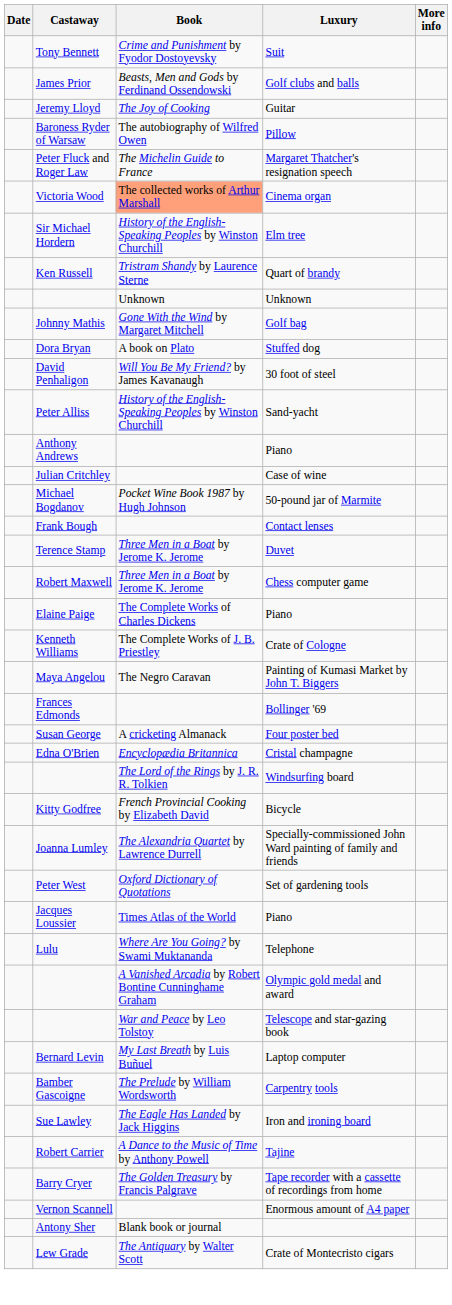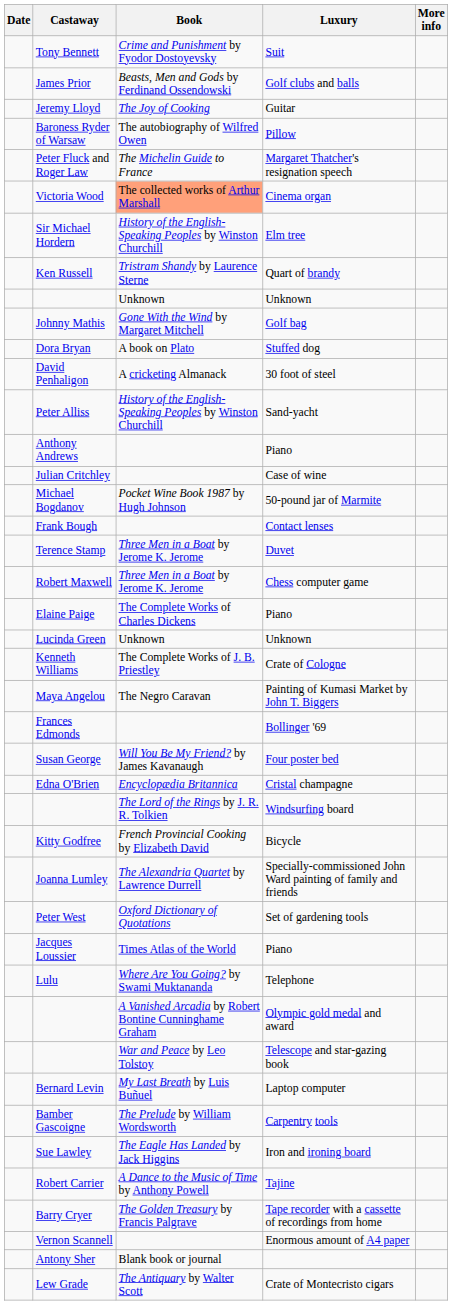(182, 374) Will You Be My Friend? by James Kavanaugh -> (172, 374) A cricketing Almanack
+ row: (71, 639)
(172, 734) A cricketing Almanack -> (182, 759) Will You Be My Friend? by James Kavanaugh
